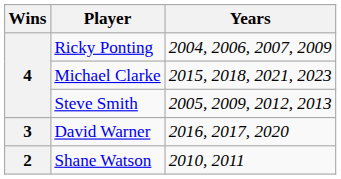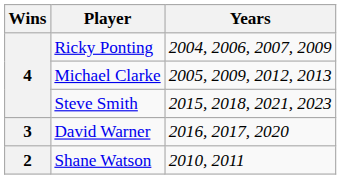(250, 75) 2015, 2018, 2021, 2023 -> (250, 75) 2005, 2009, 2012, 2013
(250, 103) 2005, 2009, 2012, 2013 -> (250, 103) 2015, 2018, 2021, 2023
